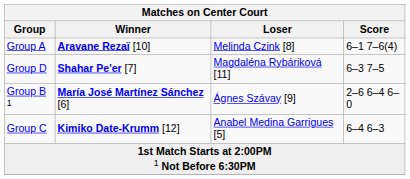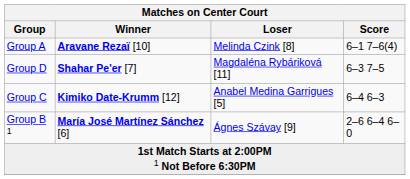rows swapped: (26, 97) <-> (27, 129)
